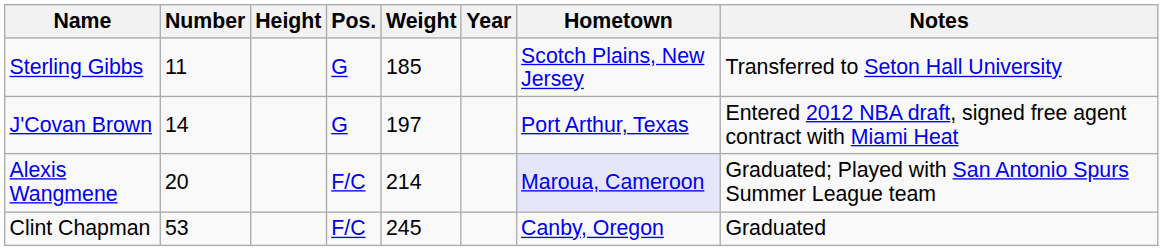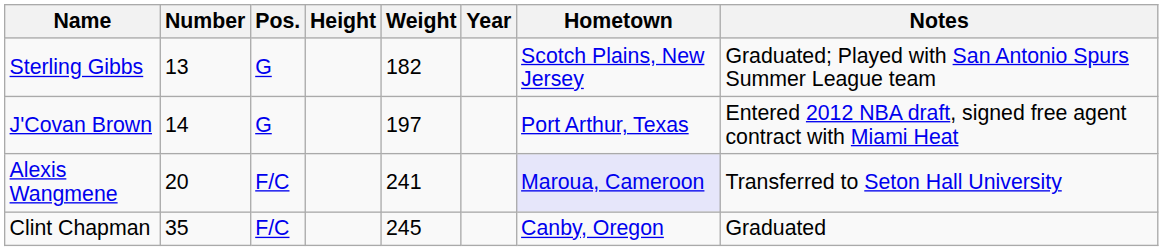columns swapped: (354, 21) <-> (288, 21)
(176, 67) 11 -> (177, 67) 13
(404, 67) 185 -> (404, 67) 182
(894, 67) Transferred to Seton Hall University -> (927, 67) Graduated; Played with San Antonio Spurs Summer League team
(404, 182) 214 -> (404, 182) 241
(927, 182) Graduated; Played with San Antonio Spurs Summer League team -> (894, 182) Transferred to Seton Hall University
(177, 228) 53 -> (177, 228) 35
